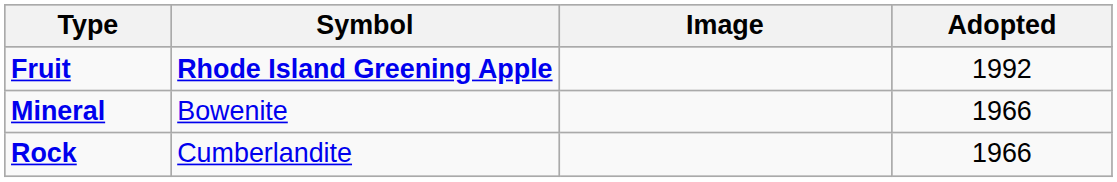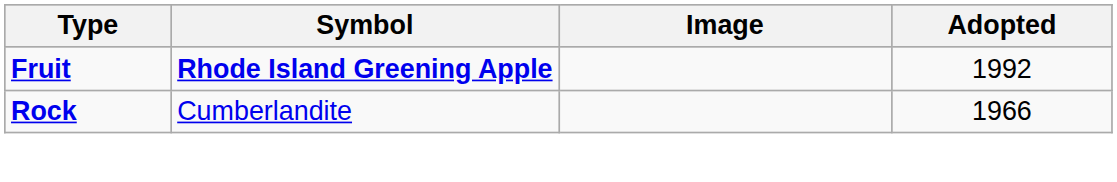- row: (58, 111)
